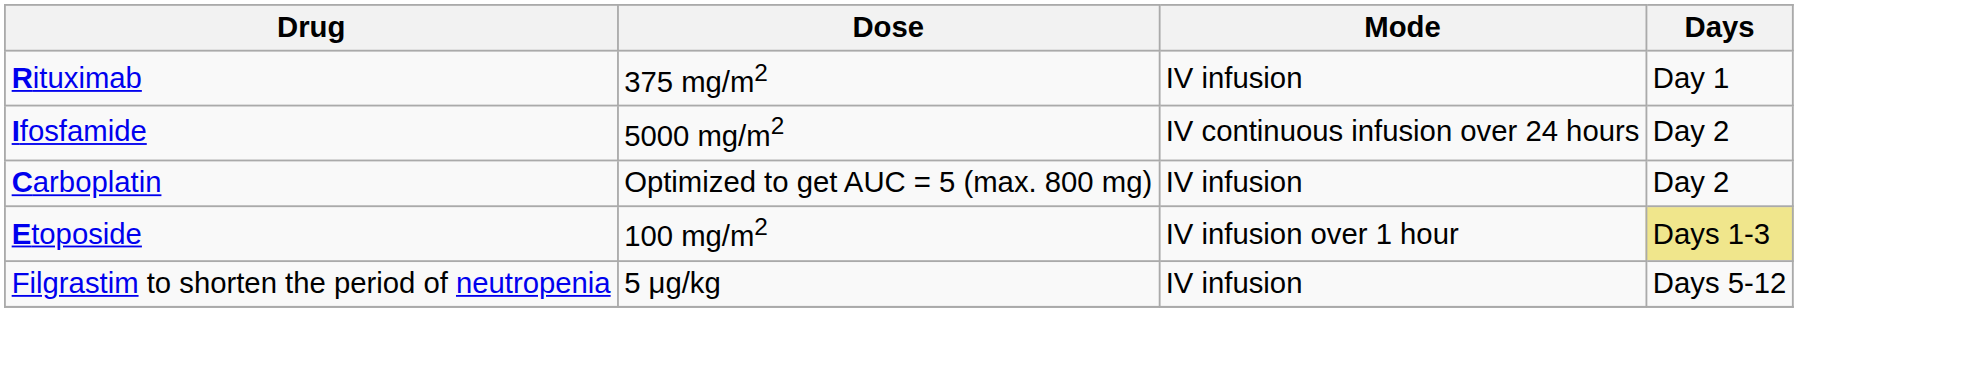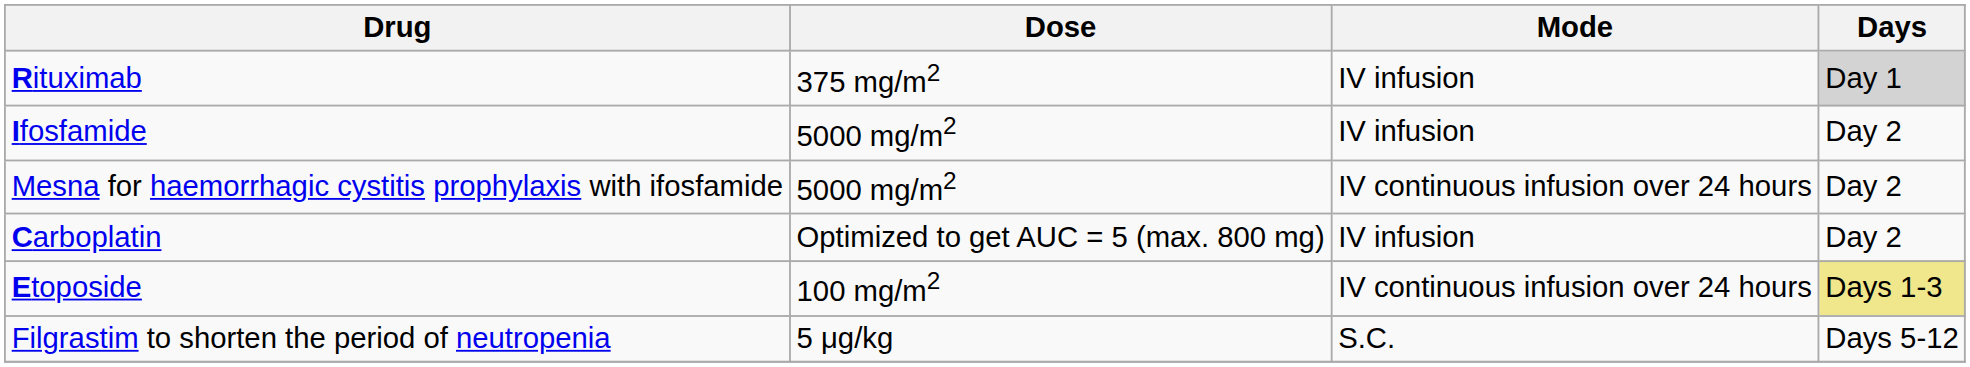(1691, 78) no background -> (1864, 78) lightgrey background
(1403, 132) IV continuous infusion over 24 hours -> (1406, 132) IV infusion
+ row: (397, 186)
(1312, 233) IV infusion over 1 hour -> (1575, 287) IV continuous infusion over 24 hours
(1234, 283) IV infusion -> (1367, 338) S.C.
